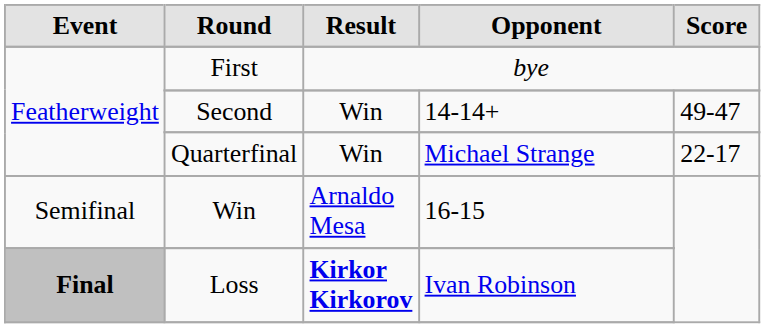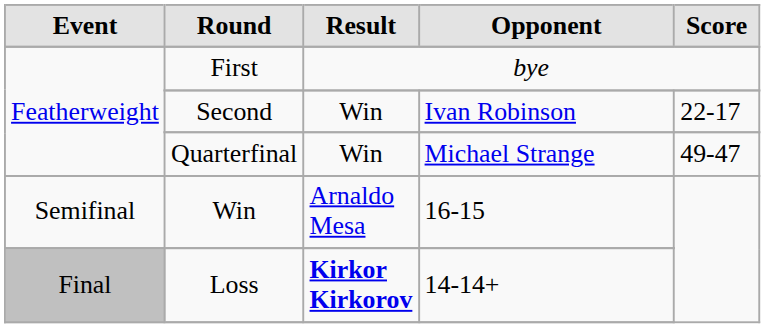(462, 110) 14-14+ -> (500, 110) Ivan Robinson
(710, 110) 49-47 -> (710, 110) 22-17
(710, 153) 22-17 -> (710, 153) 49-47
(85, 284) bold -> (85, 284) normal
(500, 284) Ivan Robinson -> (462, 284) 14-14+
